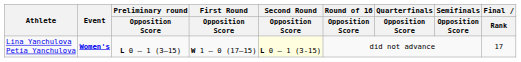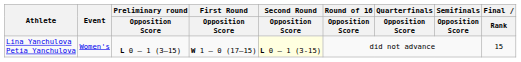(95, 46) bold -> (95, 46) normal
(499, 46) 17 -> (499, 46) 15
